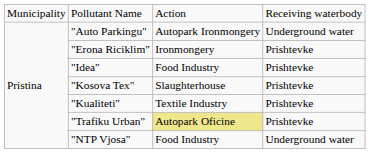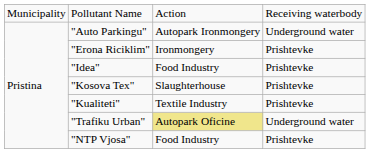(289, 121) Prishtevke -> (310, 121) Underground water
(310, 139) Underground water -> (289, 139) Prishtevke
